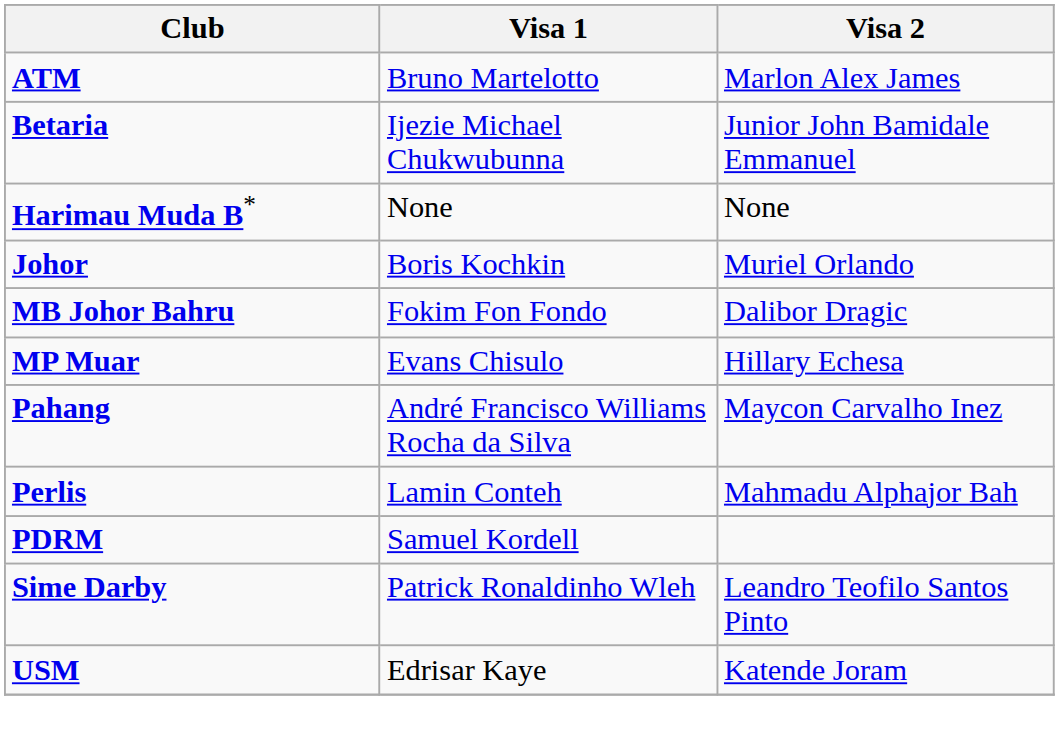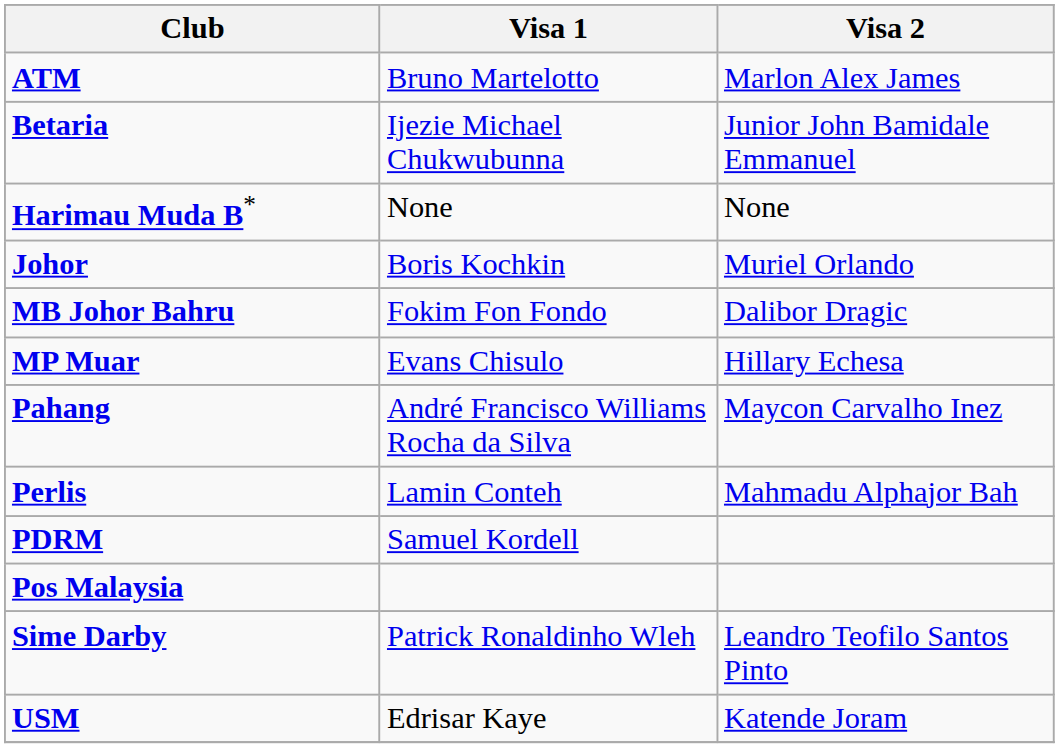+ row: (98, 587)
